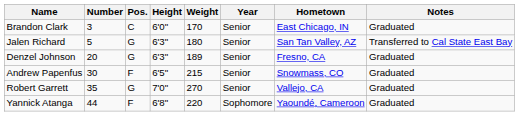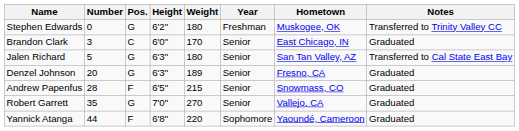+ row: (44, 27)
(92, 73) 30 -> (92, 88) 28
